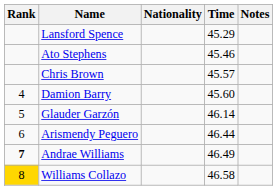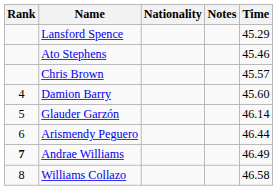columns swapped: (221, 14) <-> (255, 14)
(21, 175) gold background -> (21, 175) no background
